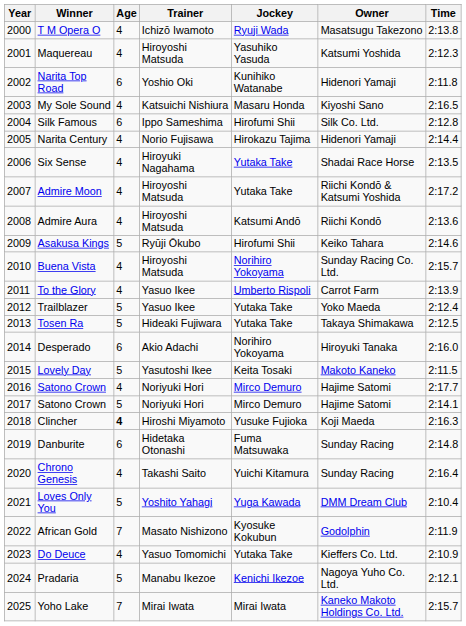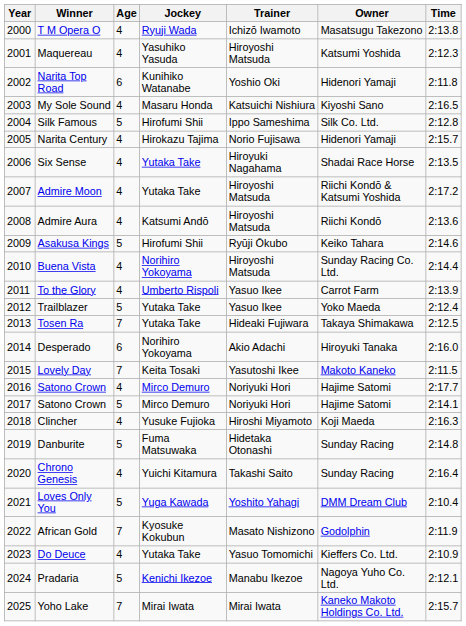columns swapped: (275, 13) <-> (185, 13)
(119, 123) 6 -> (119, 123) 5
(443, 140) 2:14.4 -> (443, 140) 2:15.7
(443, 267) 2:15.7 -> (443, 267) 2:14.4
(119, 324) 5 -> (119, 324) 7
(119, 370) 5 -> (119, 370) 7
(119, 421) bold -> (119, 421) normal
(119, 445) 6 -> (119, 445) 5
